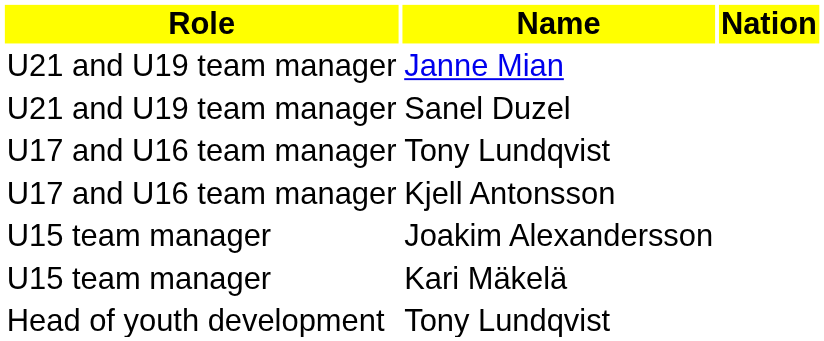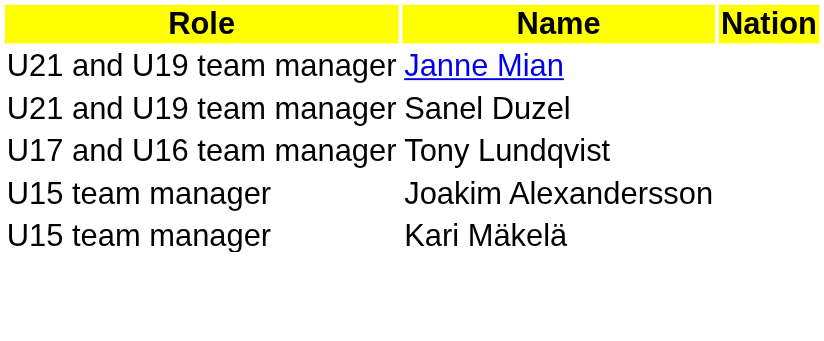- row: (202, 193)
- row: (196, 320)
